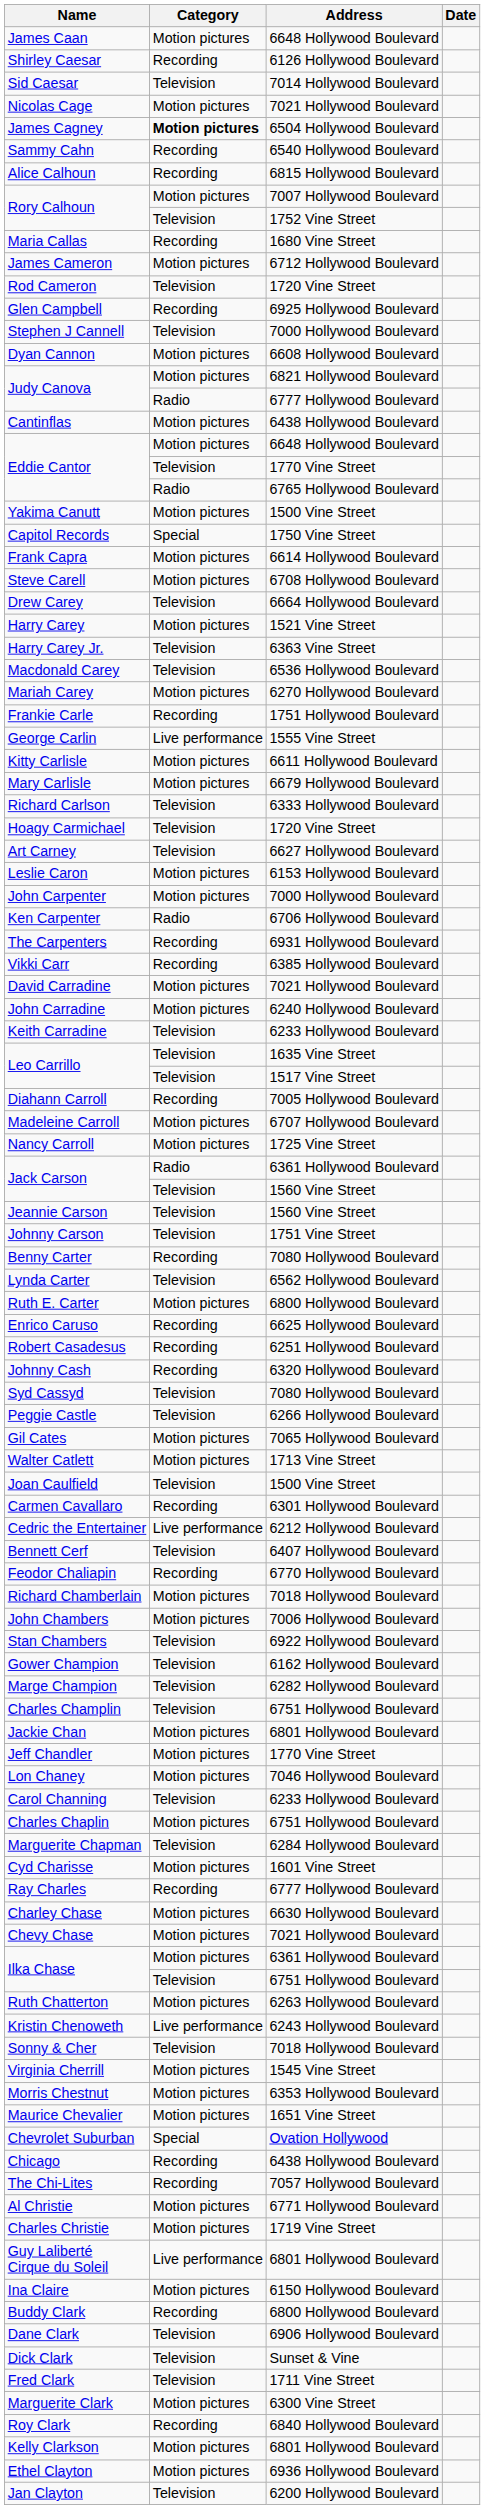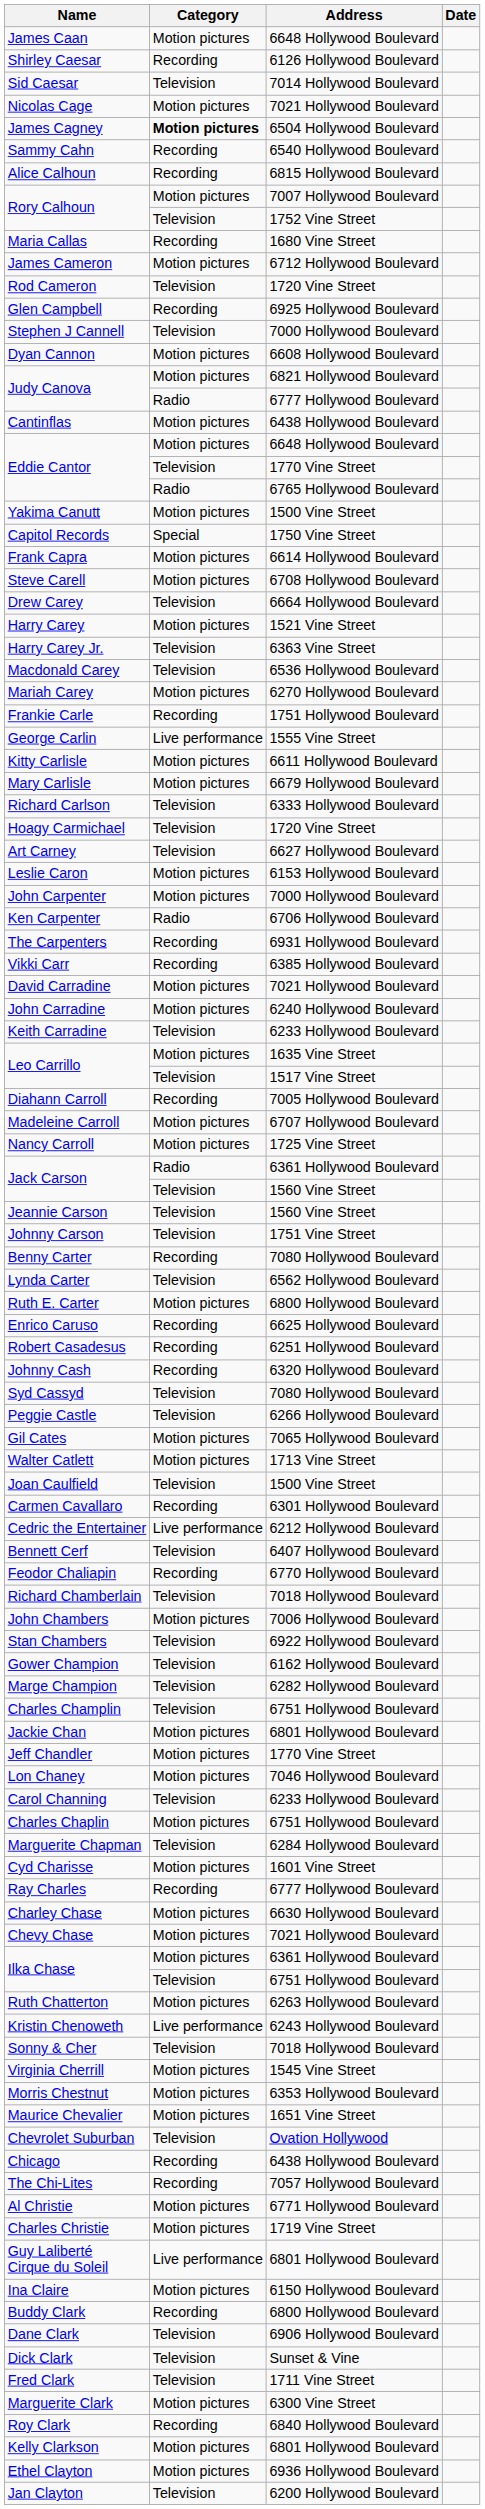(184, 1054) Television -> (201, 1054) Motion pictures
(201, 1596) Motion pictures -> (184, 1596) Television
(176, 2138) Special -> (184, 2138) Television
